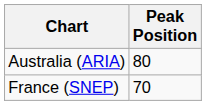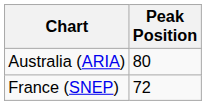(142, 87) 70 -> (142, 87) 72
